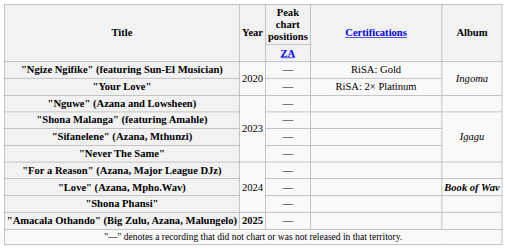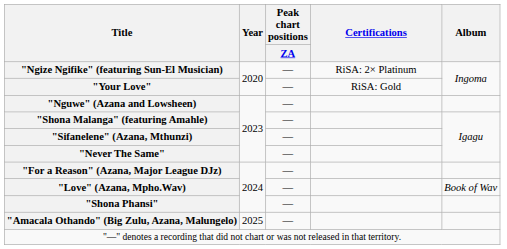(376, 70) RiSA: Gold -> (376, 70) RiSA: 2× Platinum
(376, 86) RiSA: 2× Platinum -> (376, 86) RiSA: Gold
(472, 187) bold -> (471, 187) normal
(252, 220) bold -> (252, 220) normal
